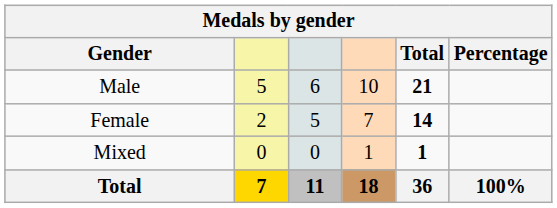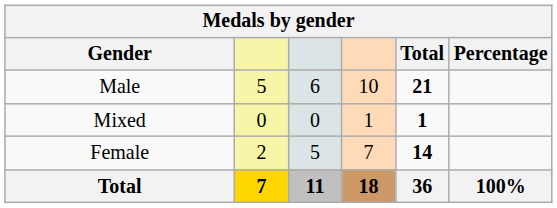rows swapped: (120, 119) <-> (120, 152)
